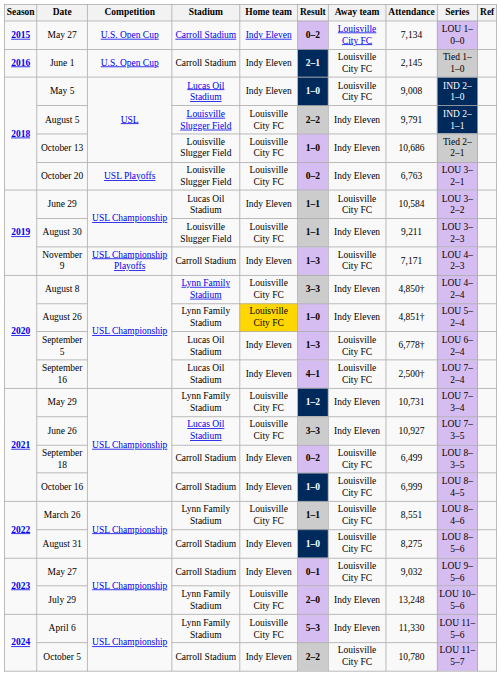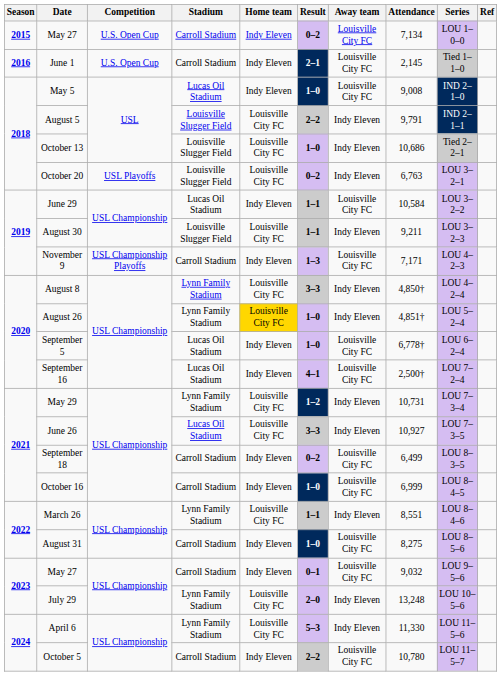(313, 345) 1–3 -> (313, 345) 1–0
(357, 515) Louisville City FC -> (357, 515) Indy Eleven
